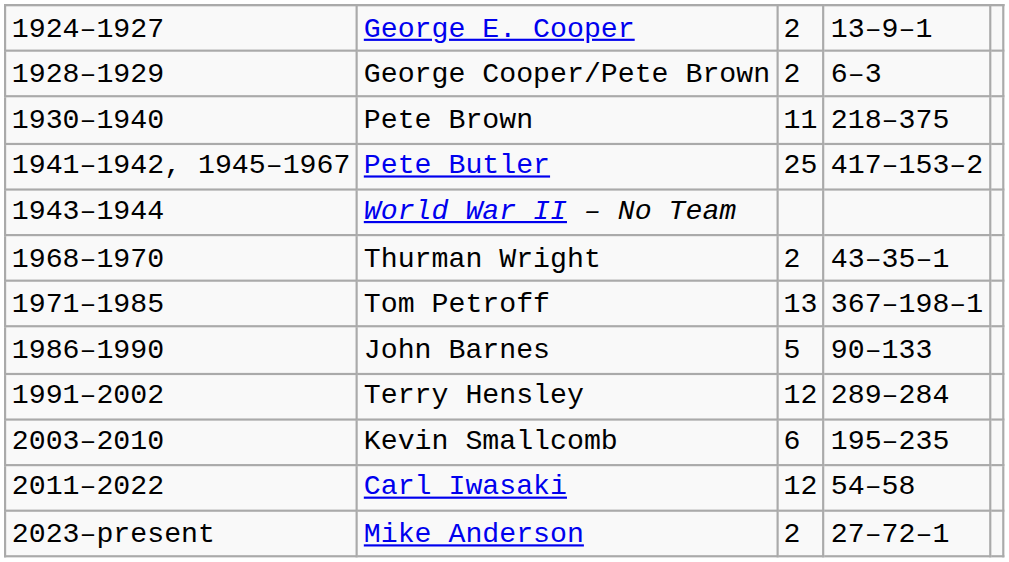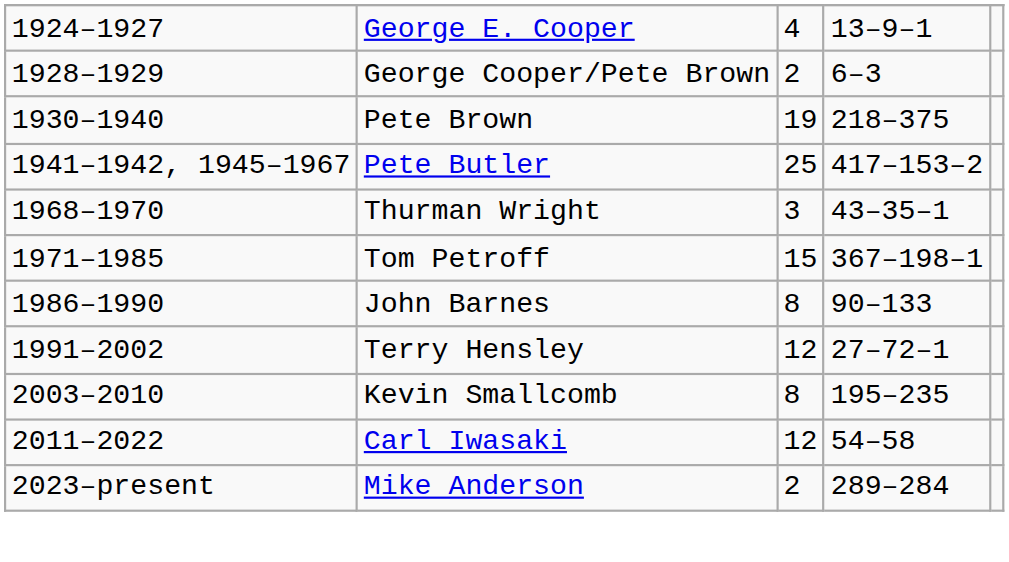(792, 28) 2 -> (792, 28) 4
(800, 120) 11 -> (800, 120) 19
- row: (550, 212)
(792, 258) 2 -> (792, 212) 3
(800, 304) 13 -> (800, 258) 15
(792, 350) 5 -> (792, 304) 8
(890, 396) 289–284 -> (890, 350) 27–72–1
(792, 442) 6 -> (792, 396) 8
(890, 534) 27–72–1 -> (890, 488) 289–284
